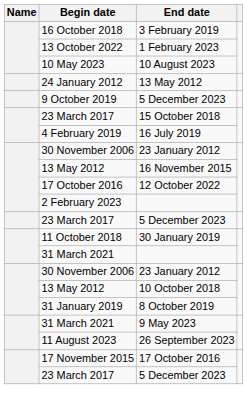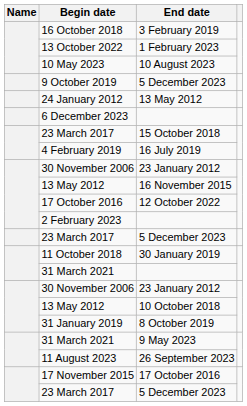rows swapped: (79, 99) <-> (82, 82)
+ row: (85, 116)
